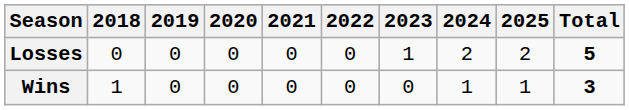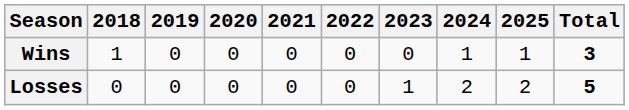rows swapped: (46, 87) <-> (46, 54)
